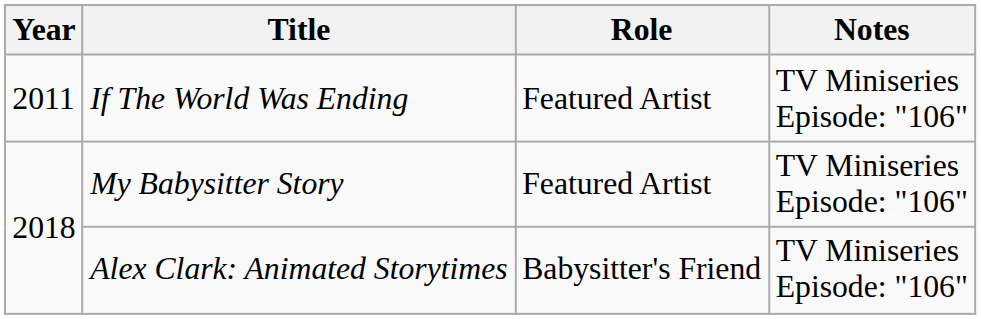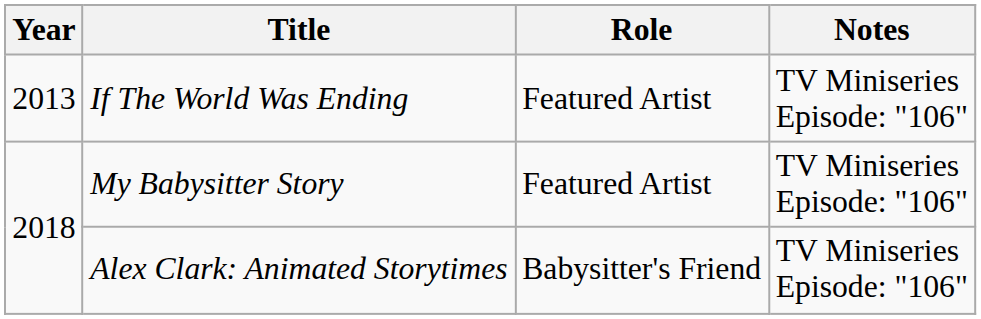(43, 97) 2011 -> (44, 97) 2013
